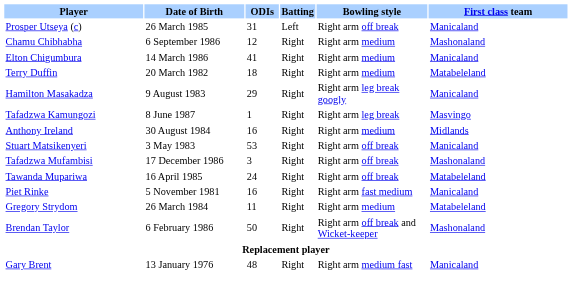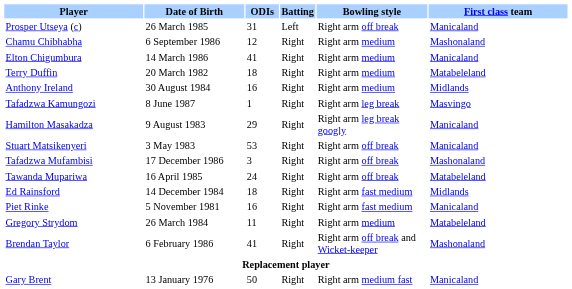rows swapped: (39, 130) <-> (49, 94)
+ row: (33, 191)
(252, 228) 50 -> (252, 243) 41
(252, 264) 48 -> (252, 280) 50
